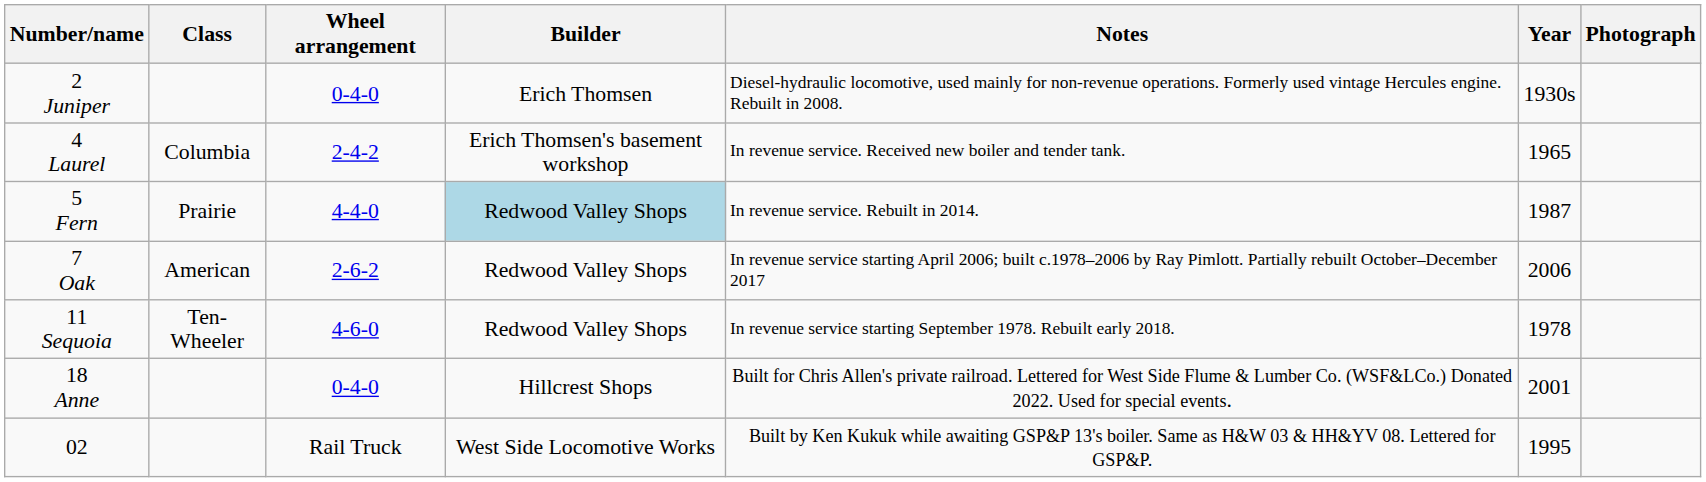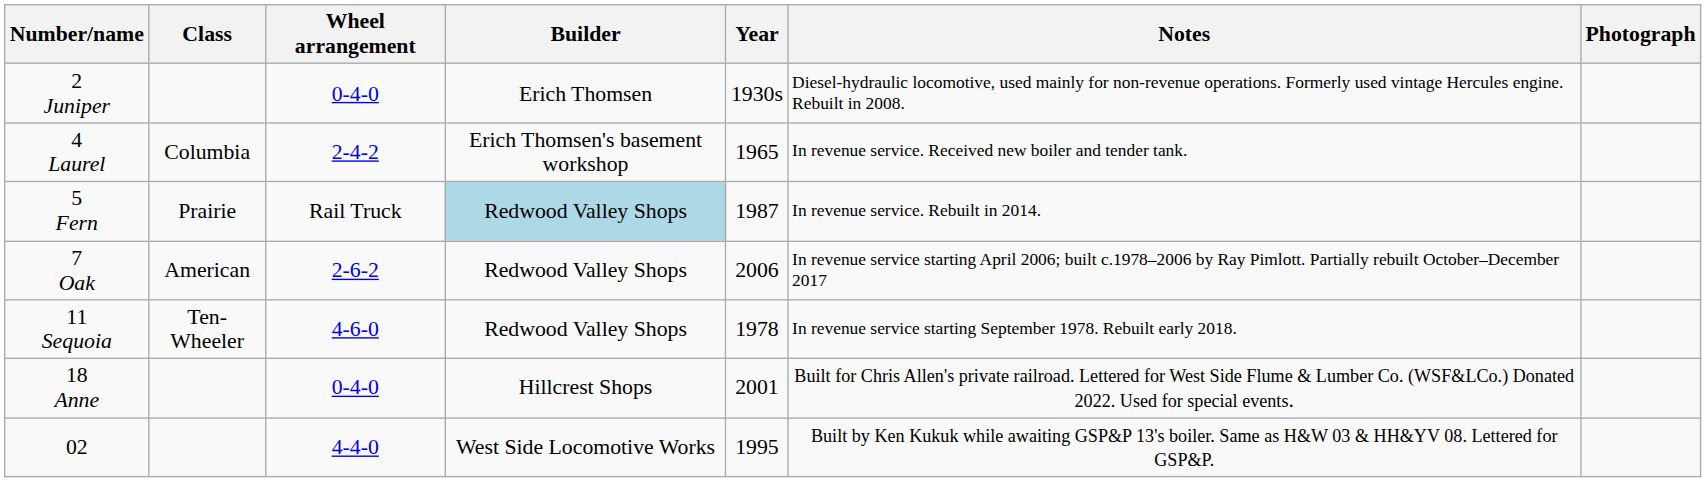columns swapped: (1550, 33) <-> (1122, 33)
(355, 210) 4-4-0 -> (355, 210) Rail Truck
(355, 446) Rail Truck -> (355, 446) 4-4-0
